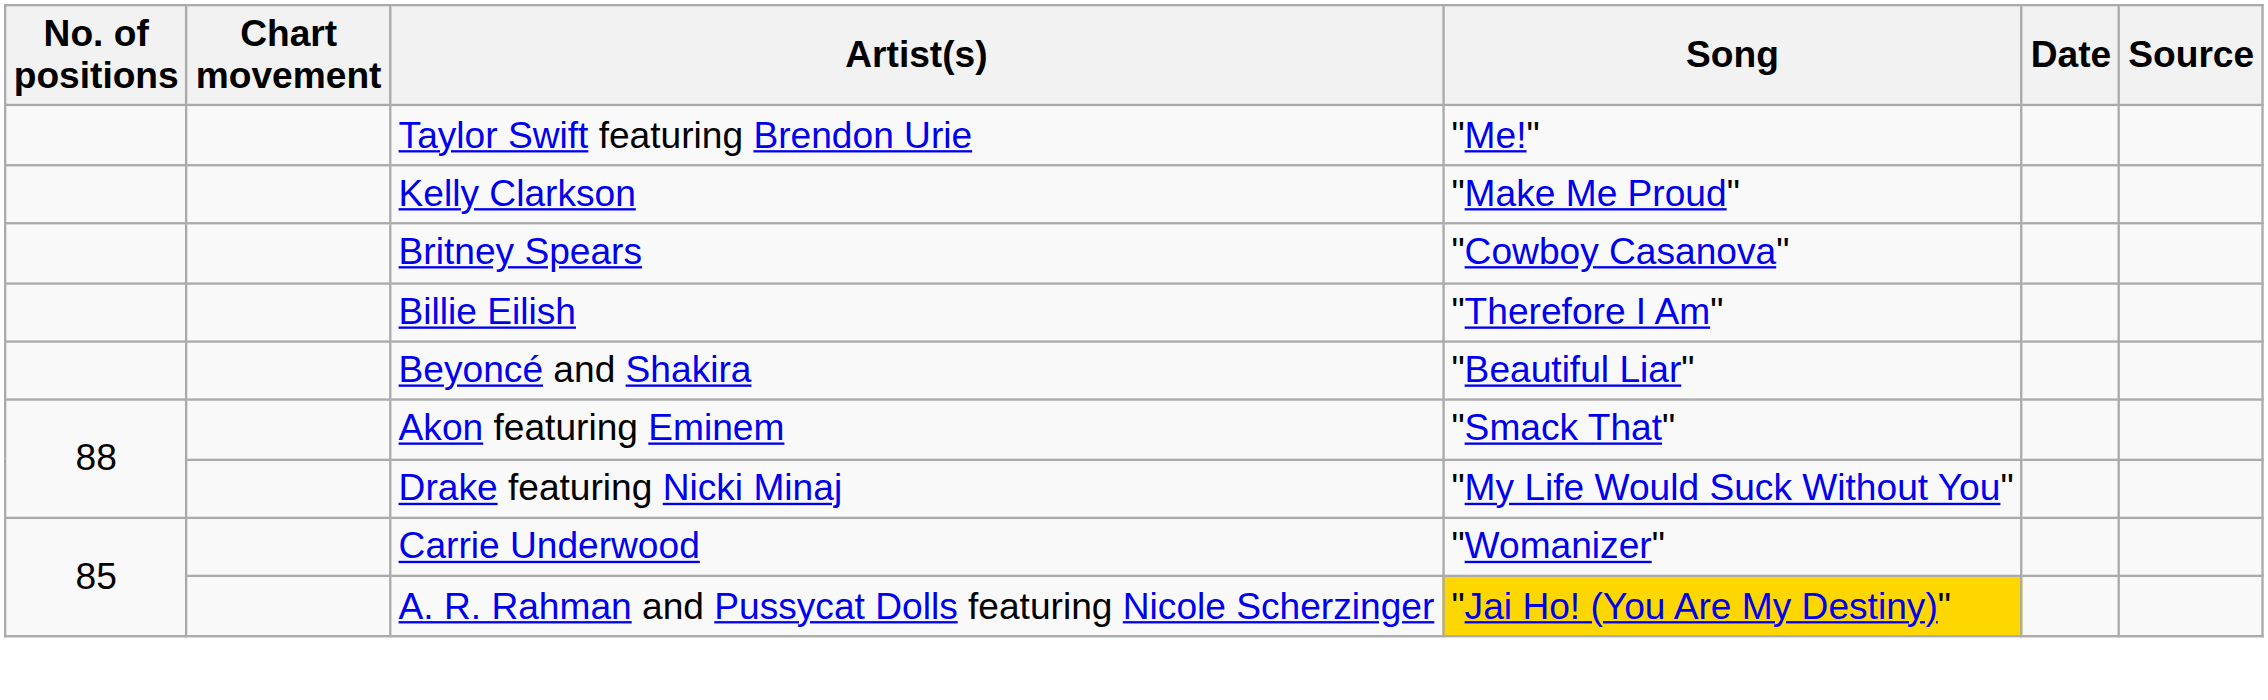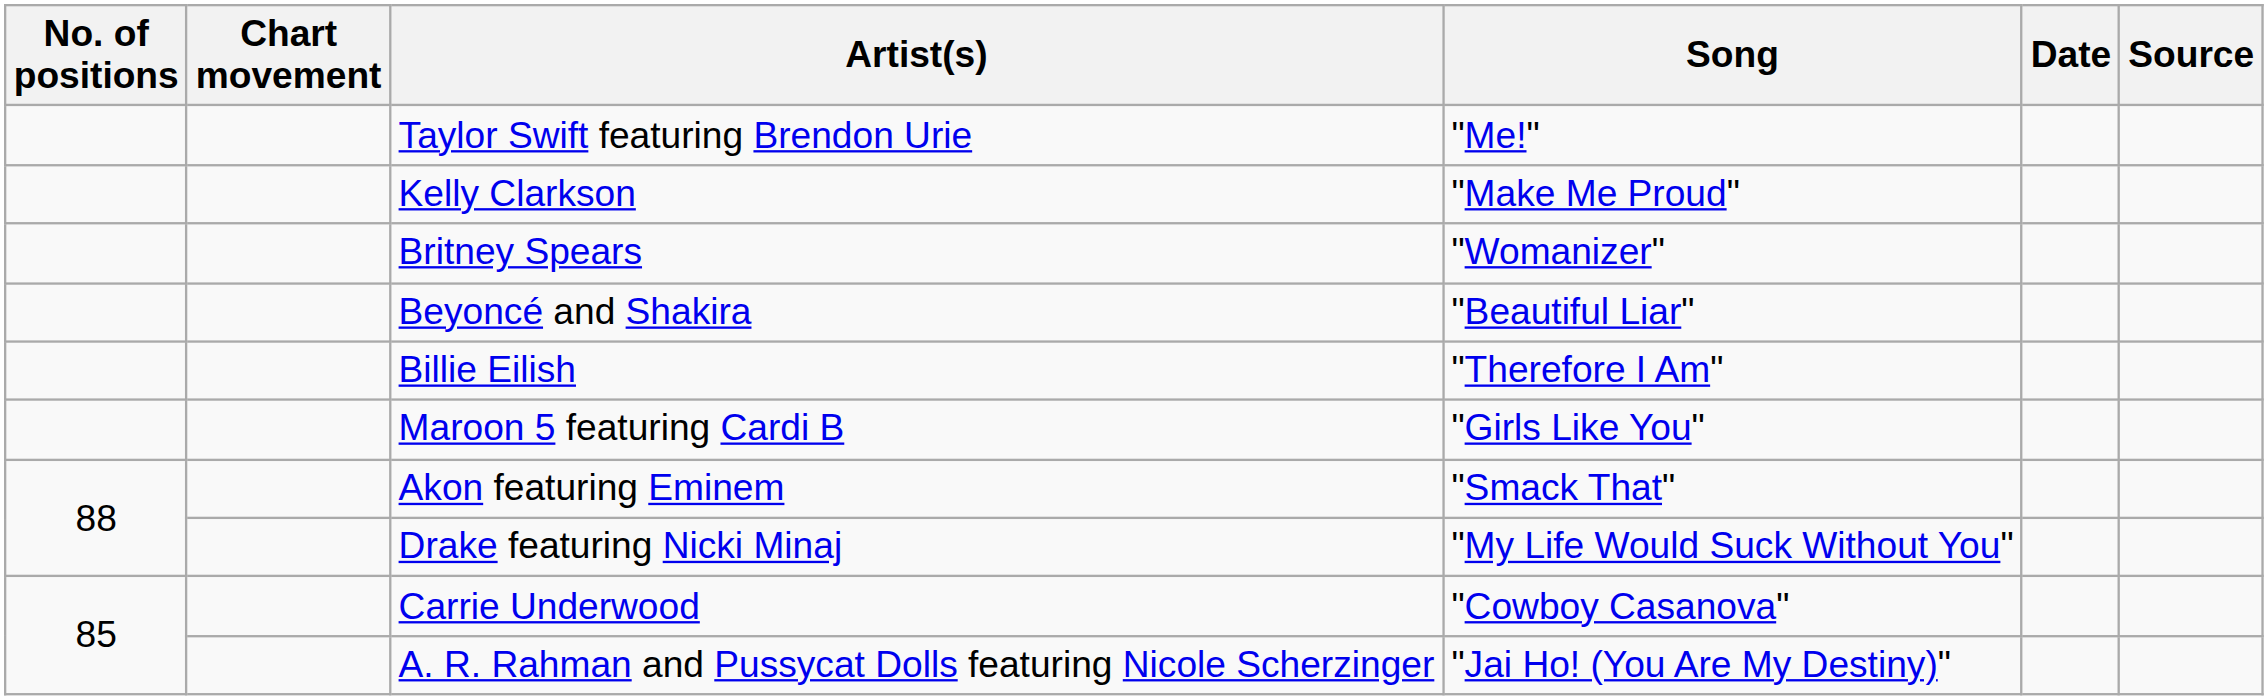(1620, 252) "Cowboy Casanova" -> (1558, 252) "Womanizer"
rows swapped: (487, 311) <-> (575, 370)
+ row: (621, 428)
(1558, 546) "Womanizer" -> (1620, 605) "Cowboy Casanova"
(1701, 605) gold background -> (1701, 664) no background
